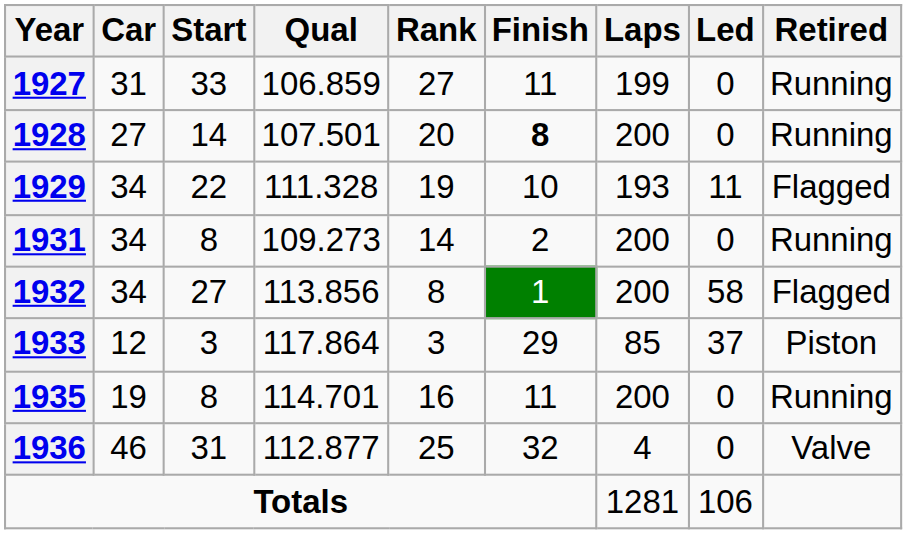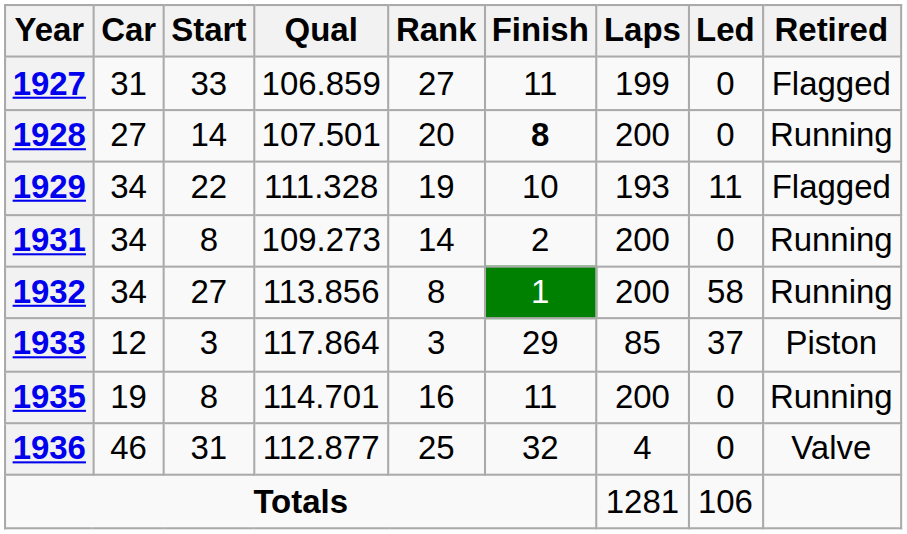(831, 82) Running -> (831, 82) Flagged
(831, 291) Flagged -> (831, 291) Running
